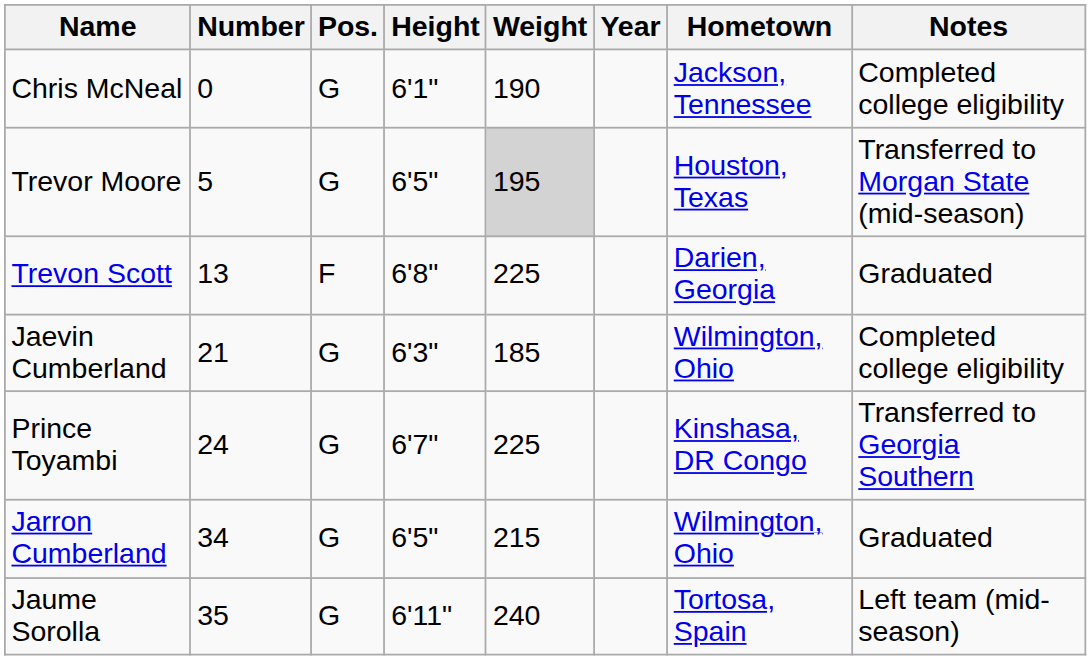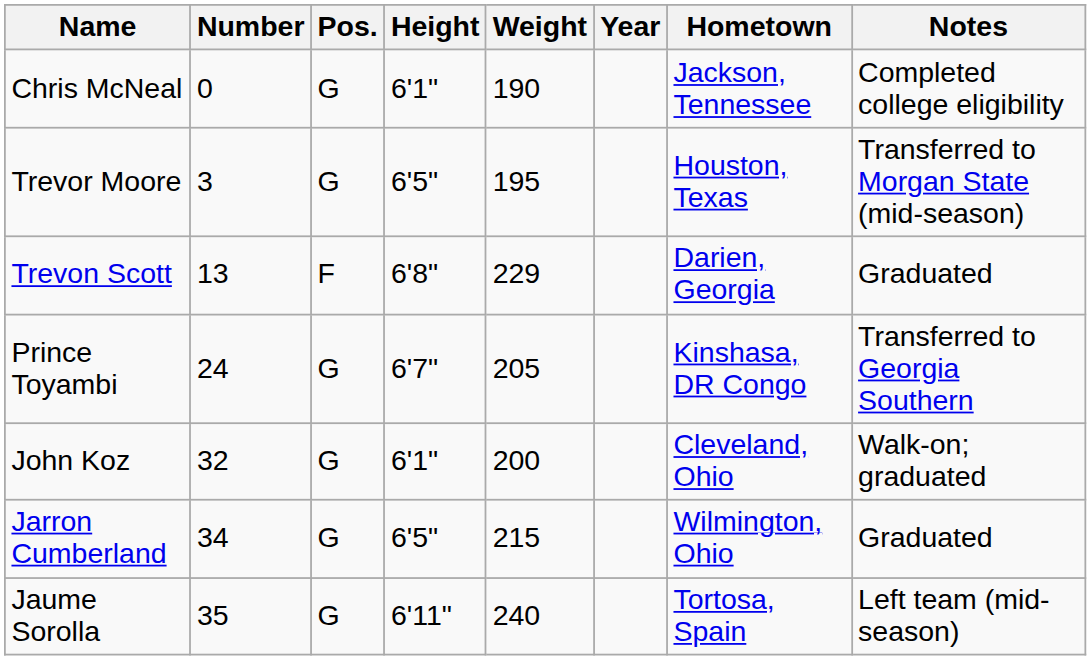(205, 181) 5 -> (205, 181) 3
(517, 181) lightgrey background -> (516, 181) no background
(517, 274) 225 -> (516, 274) 229
- row: (89, 351)
(517, 445) 225 -> (516, 367) 205
+ row: (71, 461)
